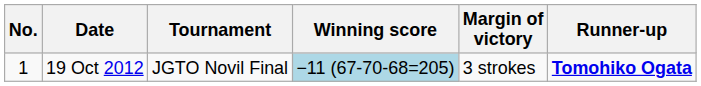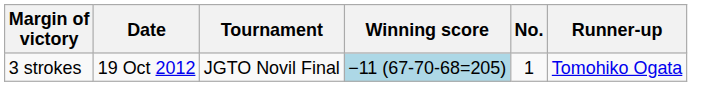columns swapped: (23, 29) <-> (503, 29)
(622, 67) bold -> (617, 67) normal
